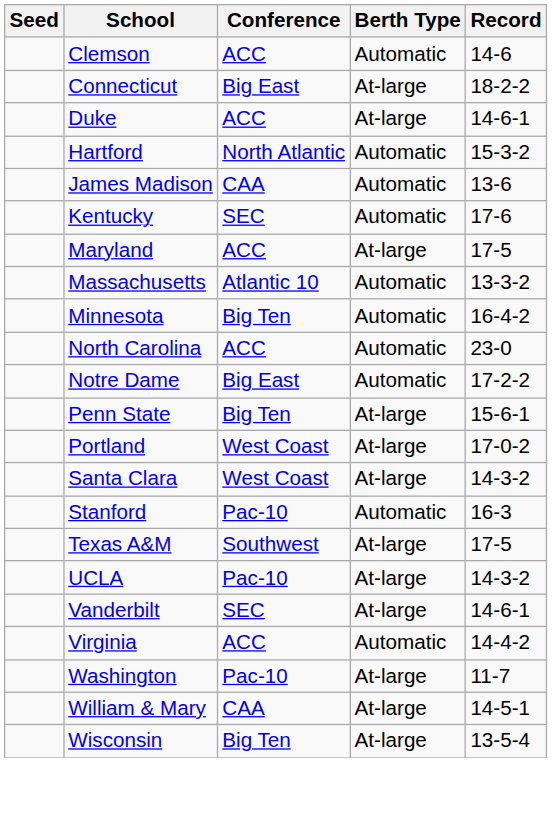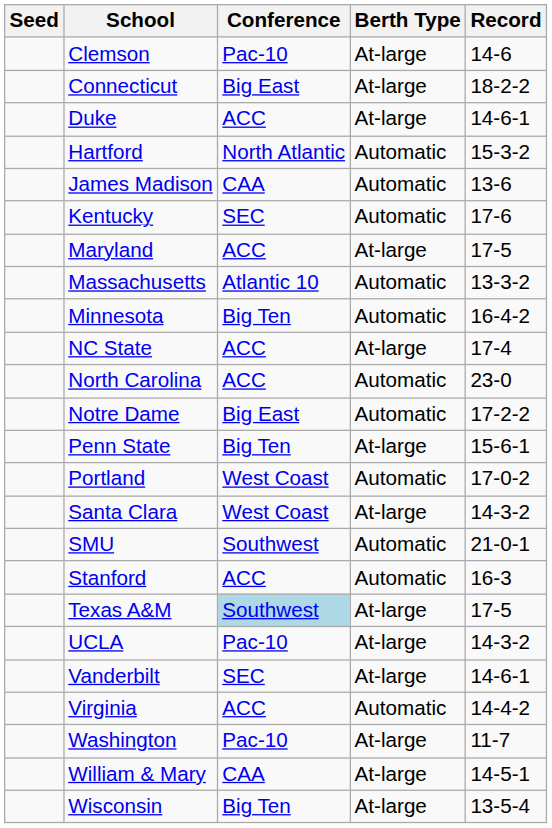(244, 53) ACC -> (255, 53) Pac-10
(400, 53) Automatic -> (391, 53) At-large
+ row: (110, 348)
(391, 446) At-large -> (400, 479) Automatic
+ row: (91, 544)
(255, 511) Pac-10 -> (244, 577) ACC
(271, 544) no background -> (271, 610) lightblue background
